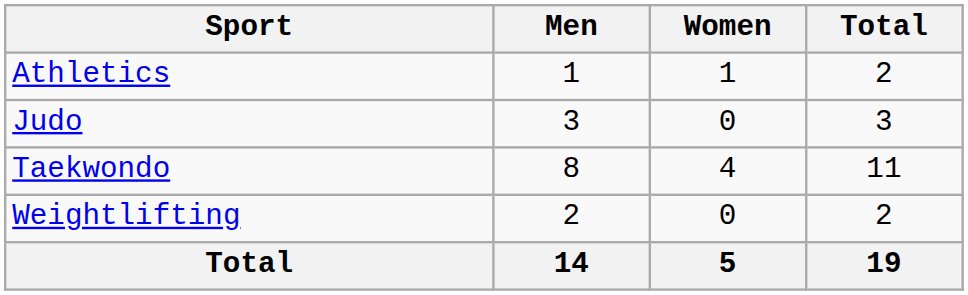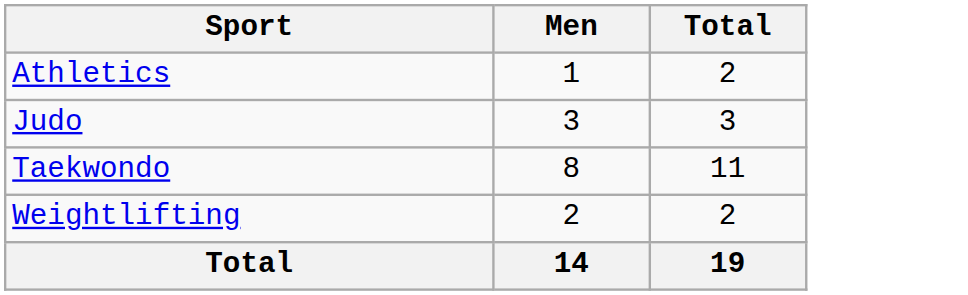- column: (728, 29)
